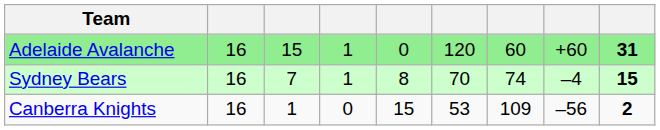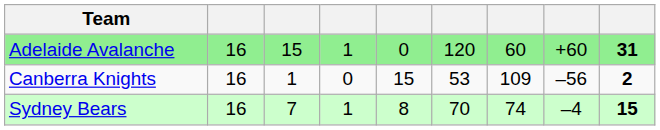rows swapped: (68, 79) <-> (82, 109)
